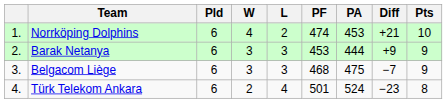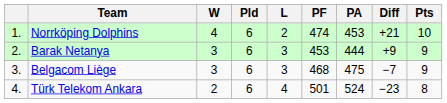columns swapped: (214, 13) <-> (249, 13)
